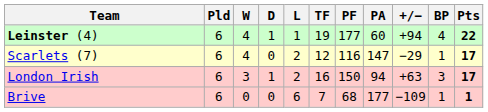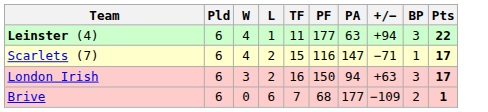- column: (271, 15)
(322, 35) 19 -> (297, 35) 11
(378, 35) 60 -> (353, 35) 63
(442, 35) 4 -> (416, 35) 3
(322, 56) 12 -> (297, 56) 15
(411, 56) −29 -> (385, 56) −71
(442, 97) 1 -> (416, 97) 2
